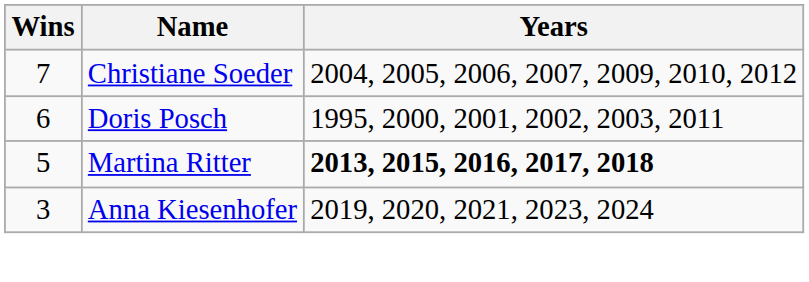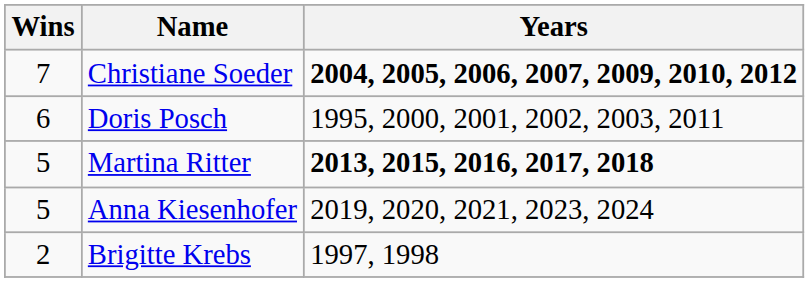(554, 72) normal -> (554, 72) bold
(43, 208) 3 -> (43, 208) 5
+ row: (169, 254)
